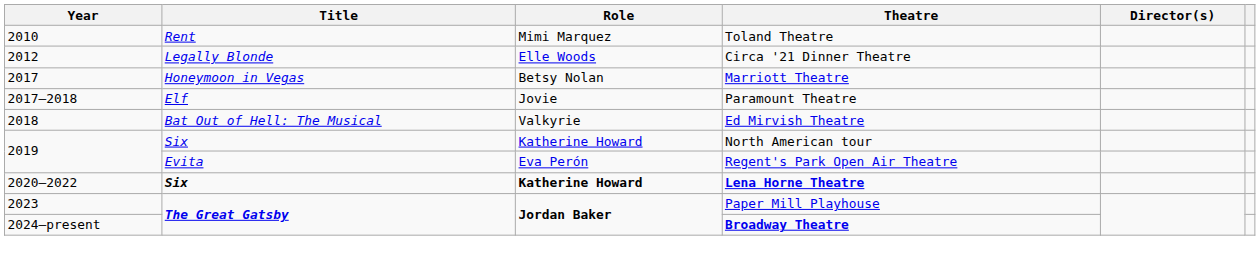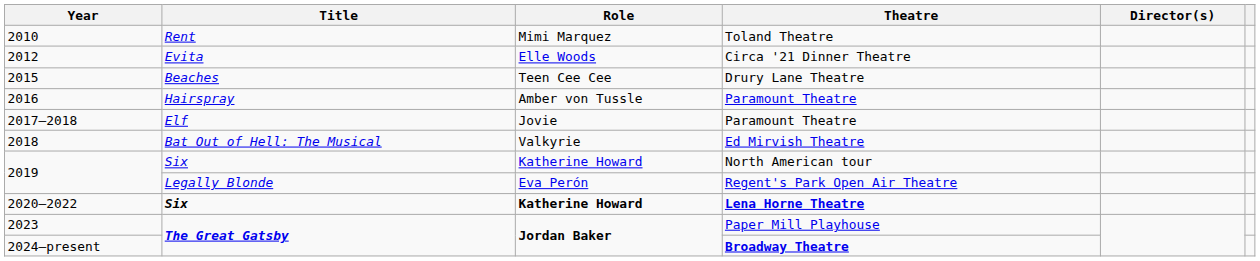(219, 57) Legally Blonde -> (184, 57) Evita
+ row: (23, 78)
+ row: (23, 99)
- row: (23, 78)
(184, 162) Evita -> (219, 183) Legally Blonde
